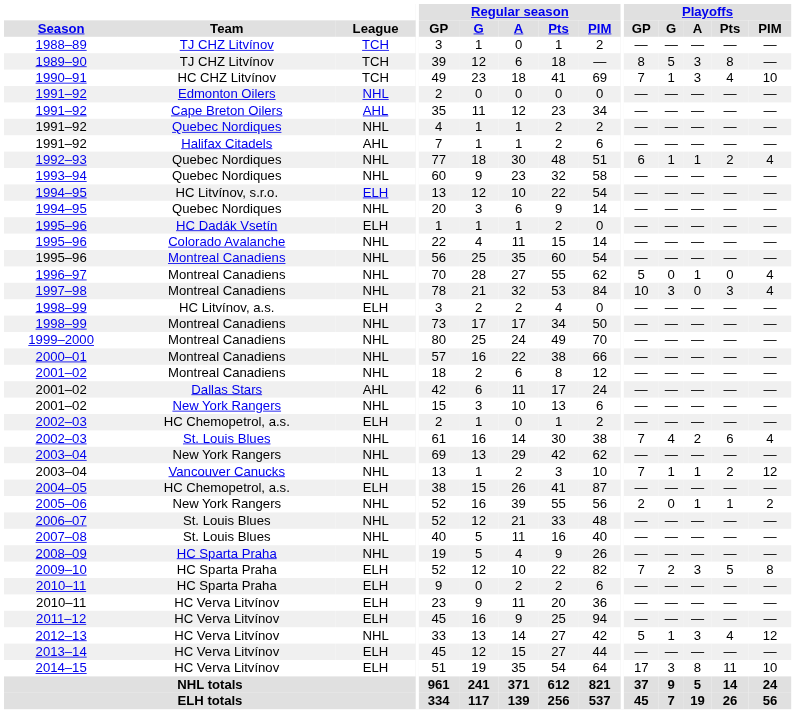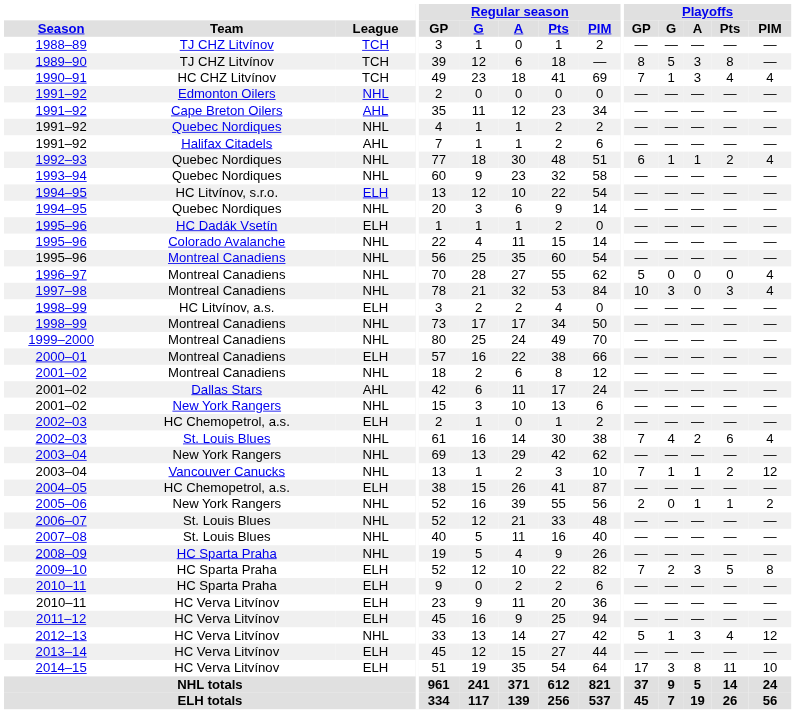(770, 77) 10 -> (770, 77) 4
(697, 274) 1 -> (697, 274) 0
(376, 356) NHL -> (376, 356) ELH
